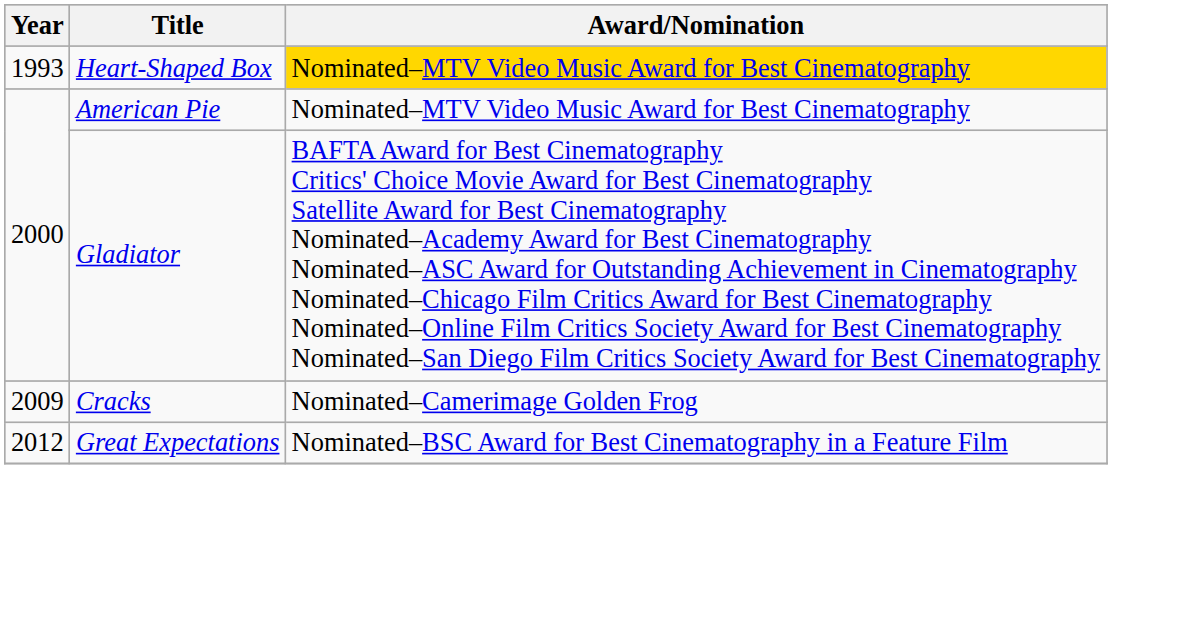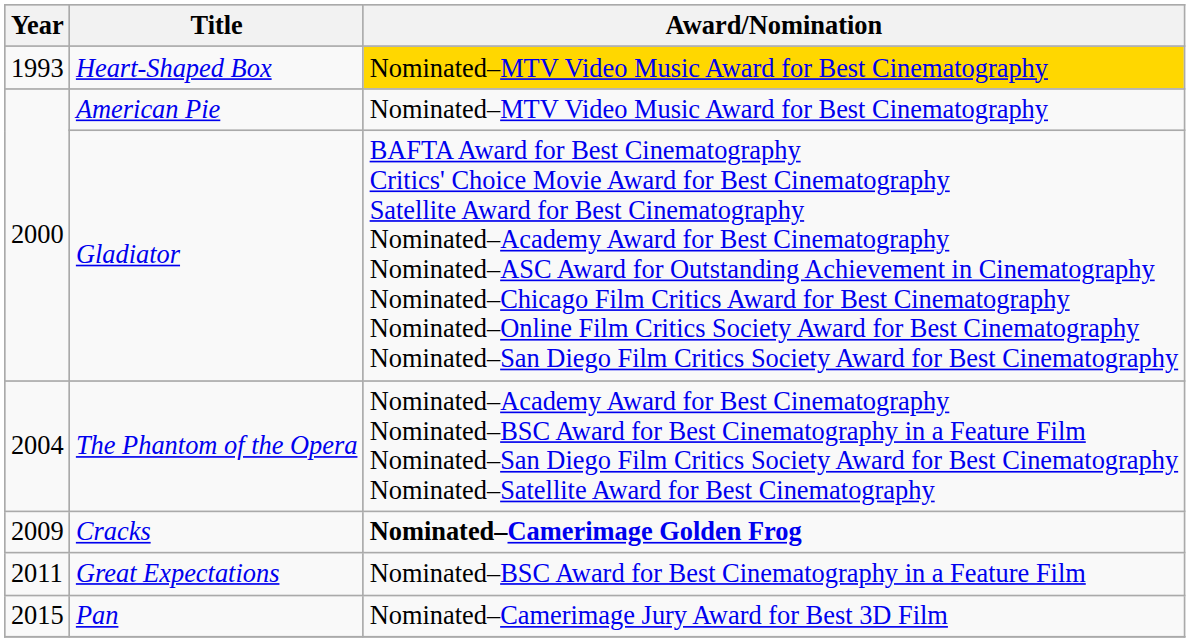+ row: (217, 445)
(495, 400) normal -> (586, 531) bold
(37, 442) 2012 -> (37, 573) 2011
+ row: (97, 615)
